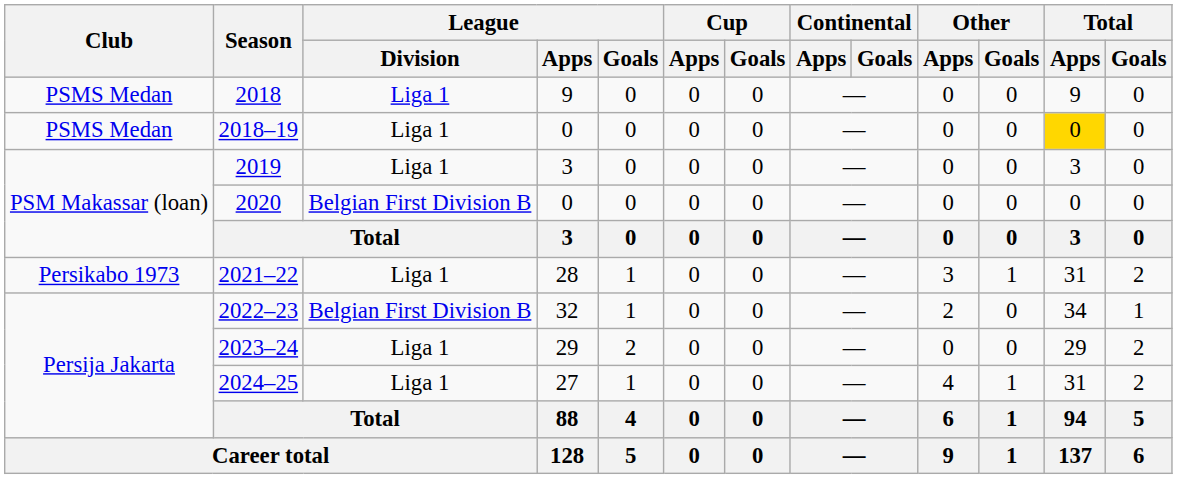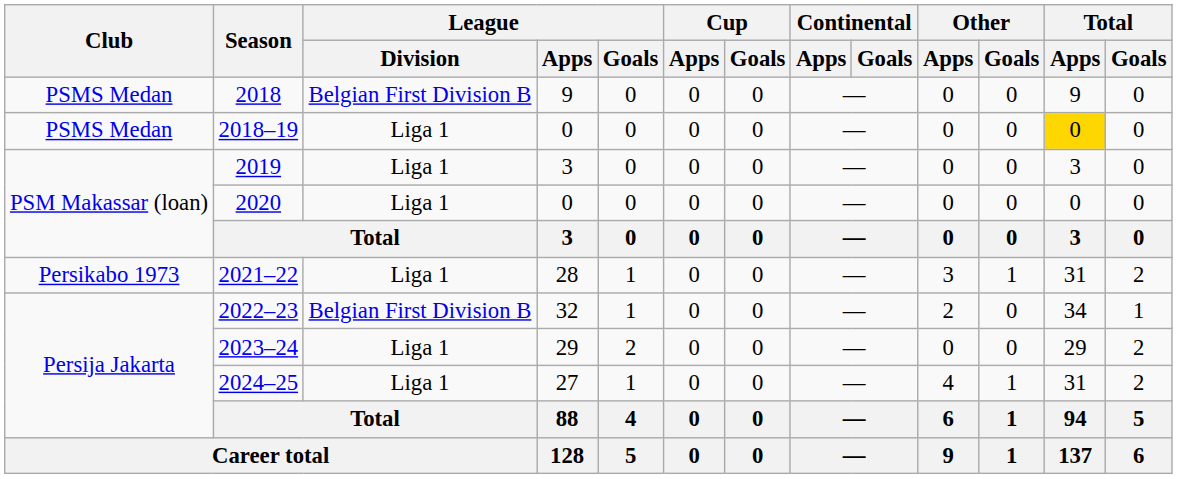(420, 94) Liga 1 -> (420, 94) Belgian First Division B
(420, 202) Belgian First Division B -> (420, 202) Liga 1
